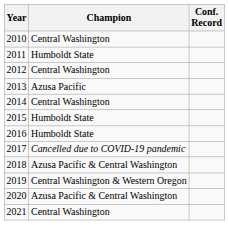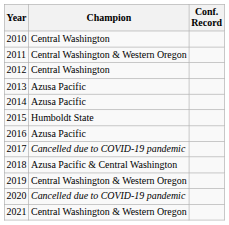(62, 54) Humboldt State -> (109, 54) Central Washington & Western Oregon
(70, 102) Central Washington -> (58, 102) Azusa Pacific
(62, 133) Humboldt State -> (58, 133) Azusa Pacific
(104, 196) Azusa Pacific & Central Washington -> (108, 196) Cancelled due to COVID-19 pandemic
(70, 212) Central Washington -> (109, 212) Central Washington & Western Oregon
